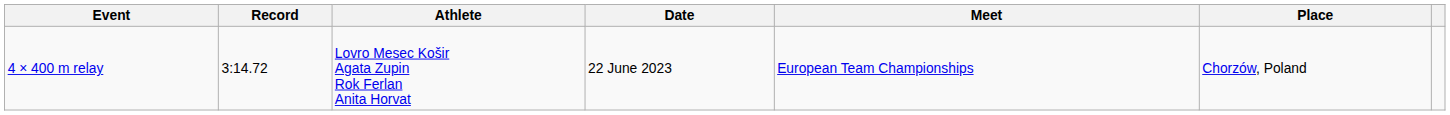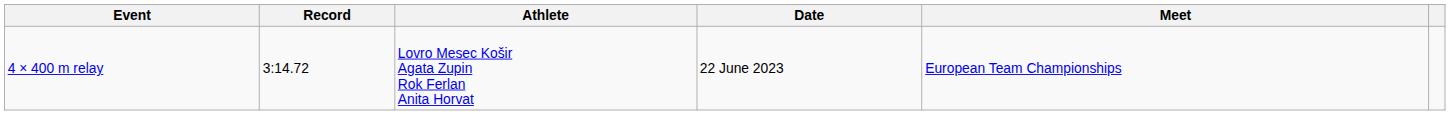- column: (1315, 16)
